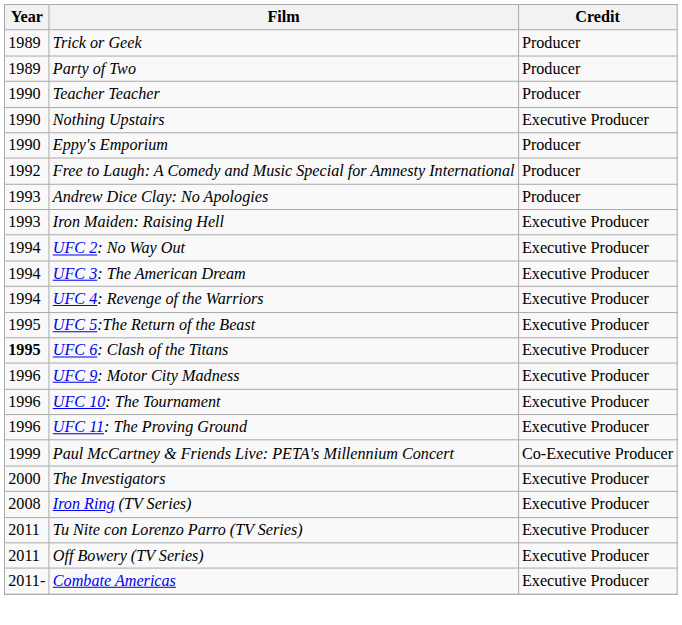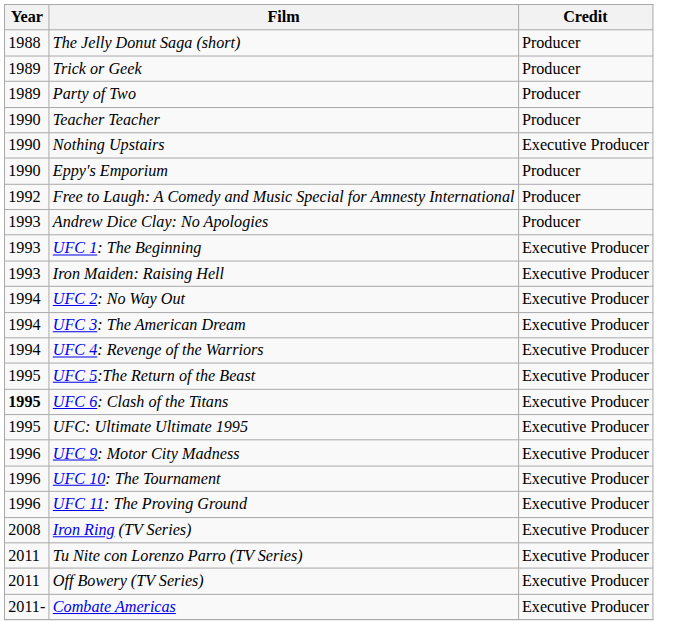+ row: (147, 42)
+ row: (127, 247)
+ row: (150, 427)
- row: (253, 453)
- row: (109, 478)
